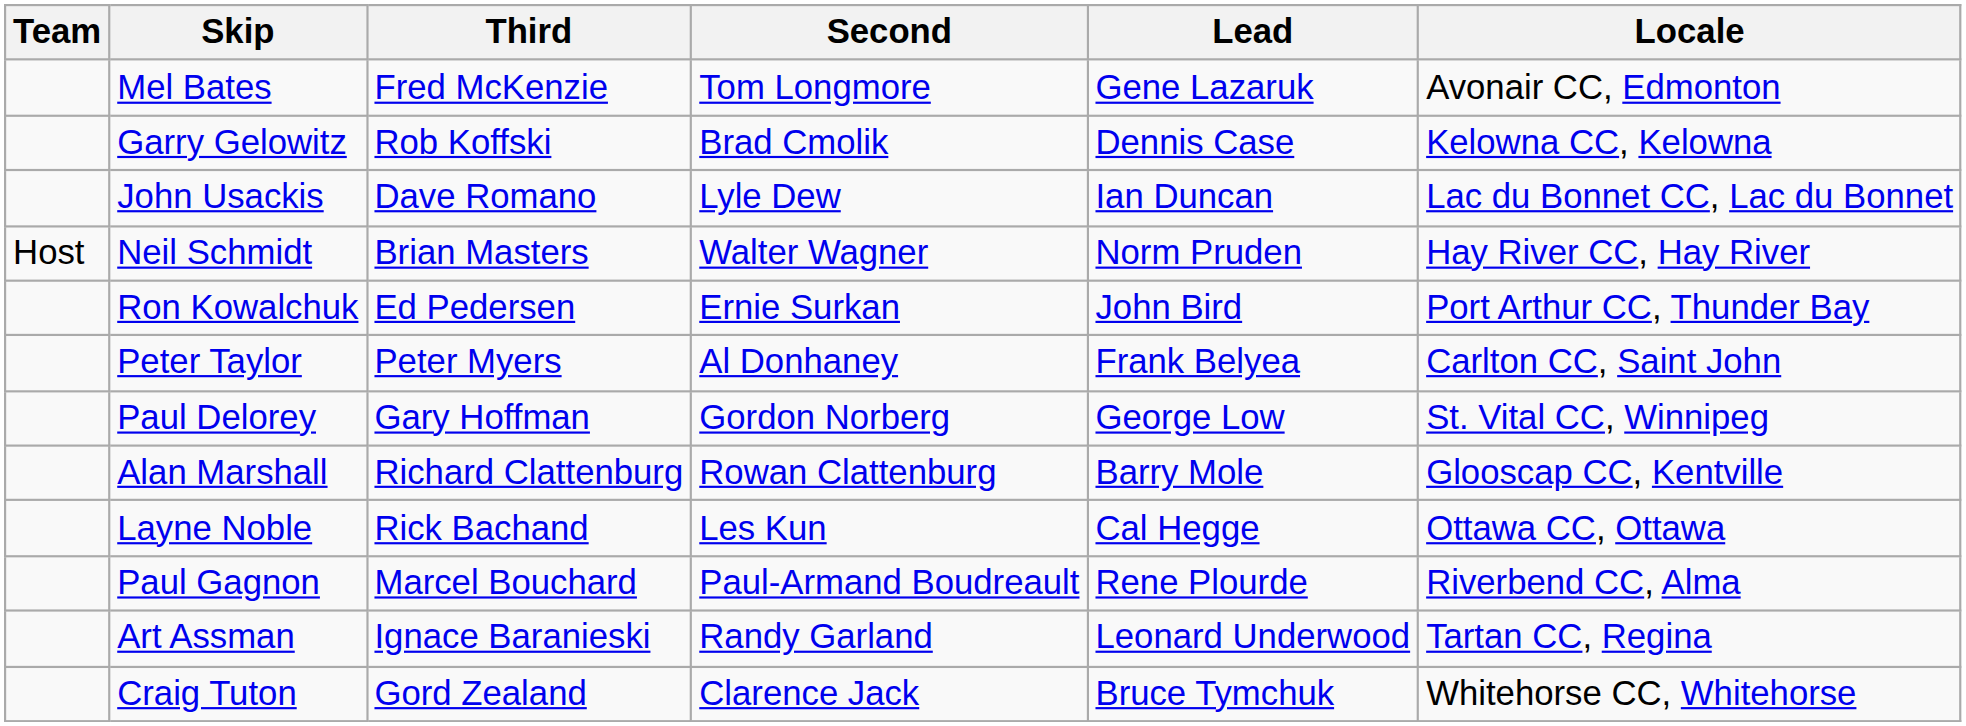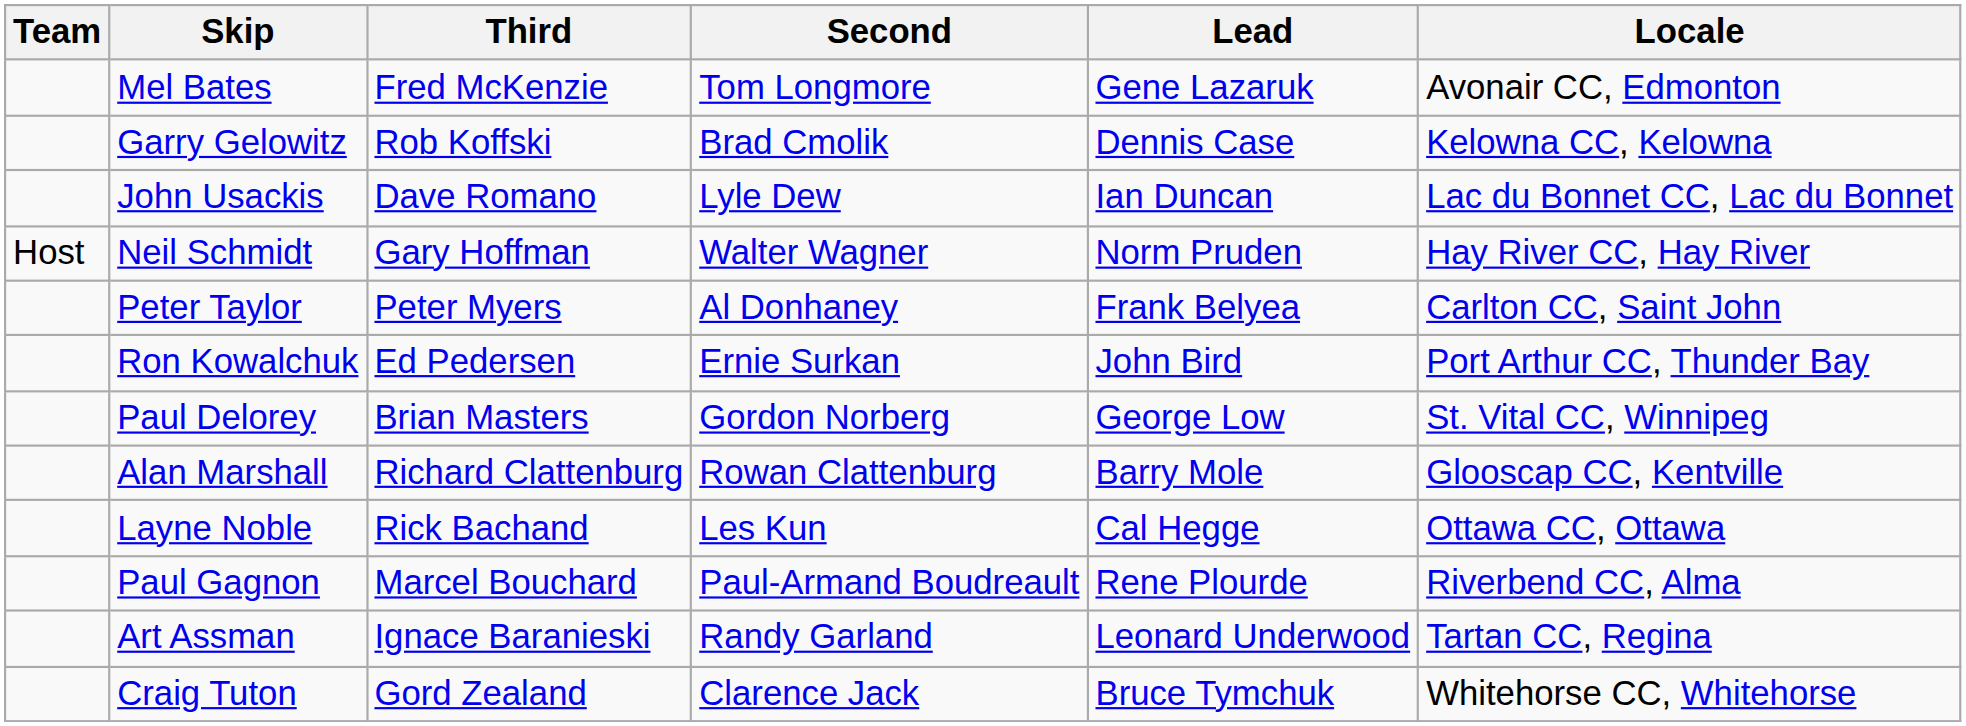(482, 252) Brian Masters -> (482, 252) Gary Hoffman
rows swapped: (210, 362) <-> (238, 307)
(482, 417) Gary Hoffman -> (482, 417) Brian Masters
